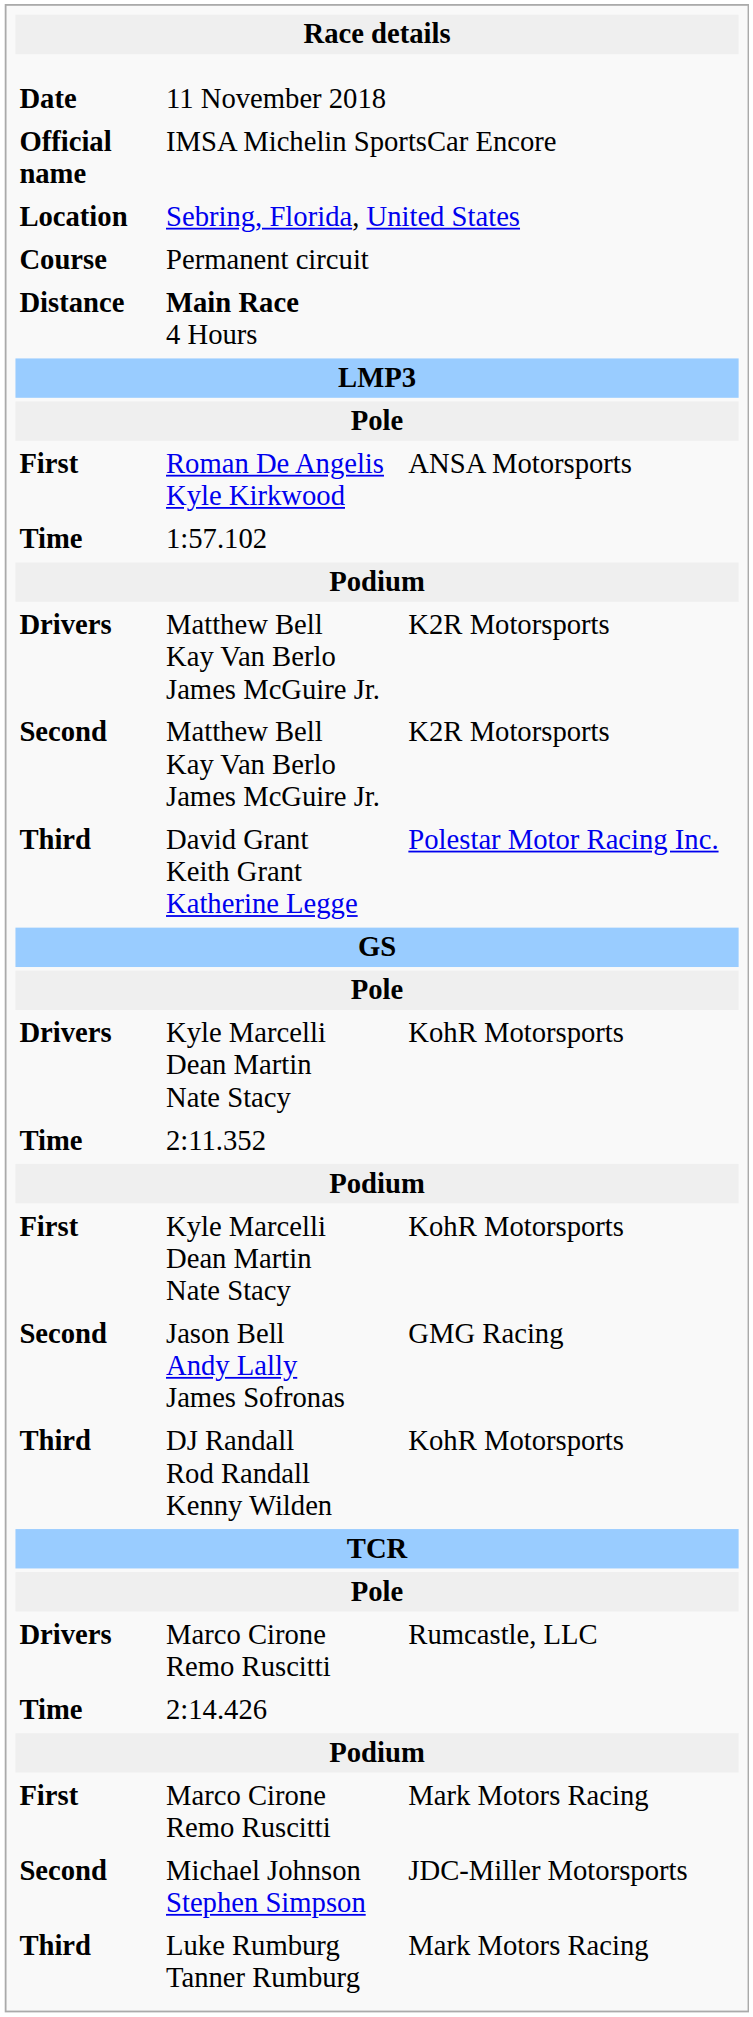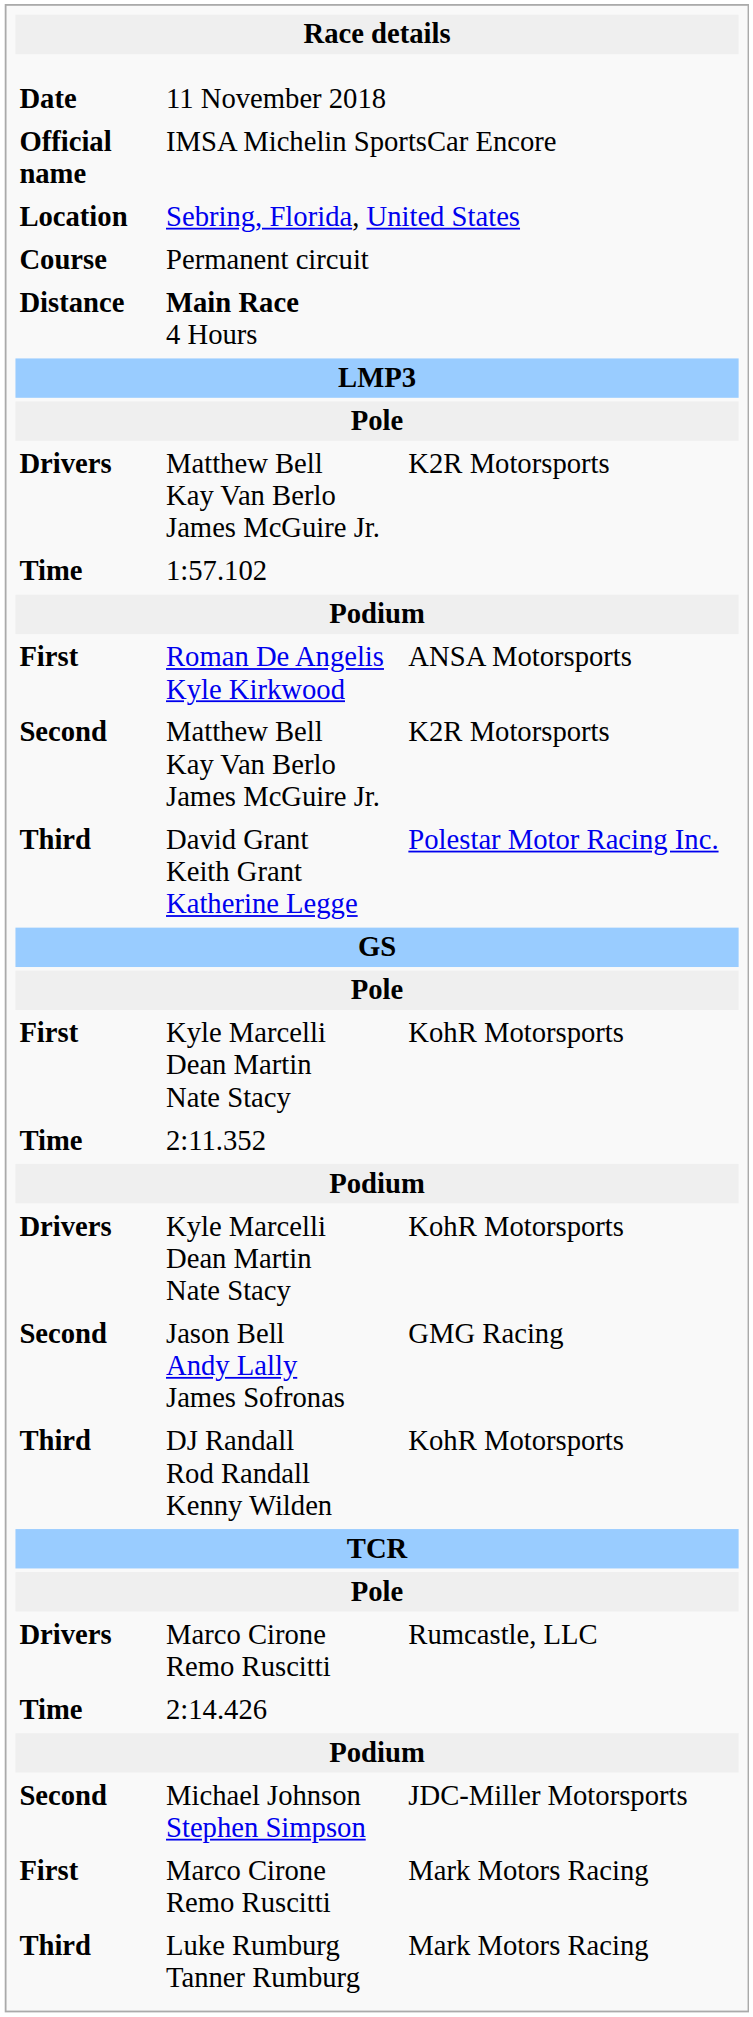rows swapped: (65, 625) <-> (49, 463)
rows swapped: (65, 1033) <-> (49, 1226)
rows swapped: (49, 1795) <-> (63, 1870)
